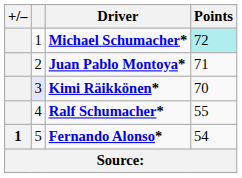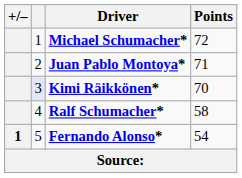(201, 40) paleturquoise background -> (201, 40) no background
(201, 112) 55 -> (201, 112) 58
